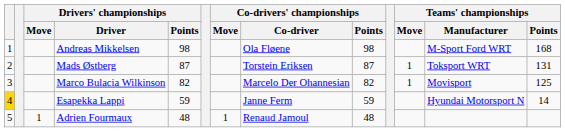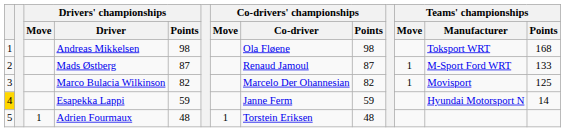(469, 47) M-Sport Ford WRT -> (459, 47) Toksport WRT
(278, 65) Torstein Eriksen -> (276, 65) Renaud Jamoul
(459, 65) Toksport WRT -> (469, 65) M-Sport Ford WRT
(544, 65) 131 -> (544, 65) 133
(276, 117) Renaud Jamoul -> (278, 117) Torstein Eriksen
